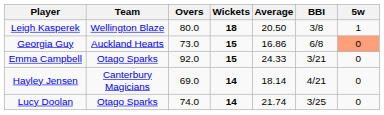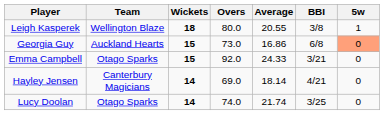columns swapped: (189, 12) <-> (231, 12)
(274, 28) 20.50 -> (274, 28) 20.55
